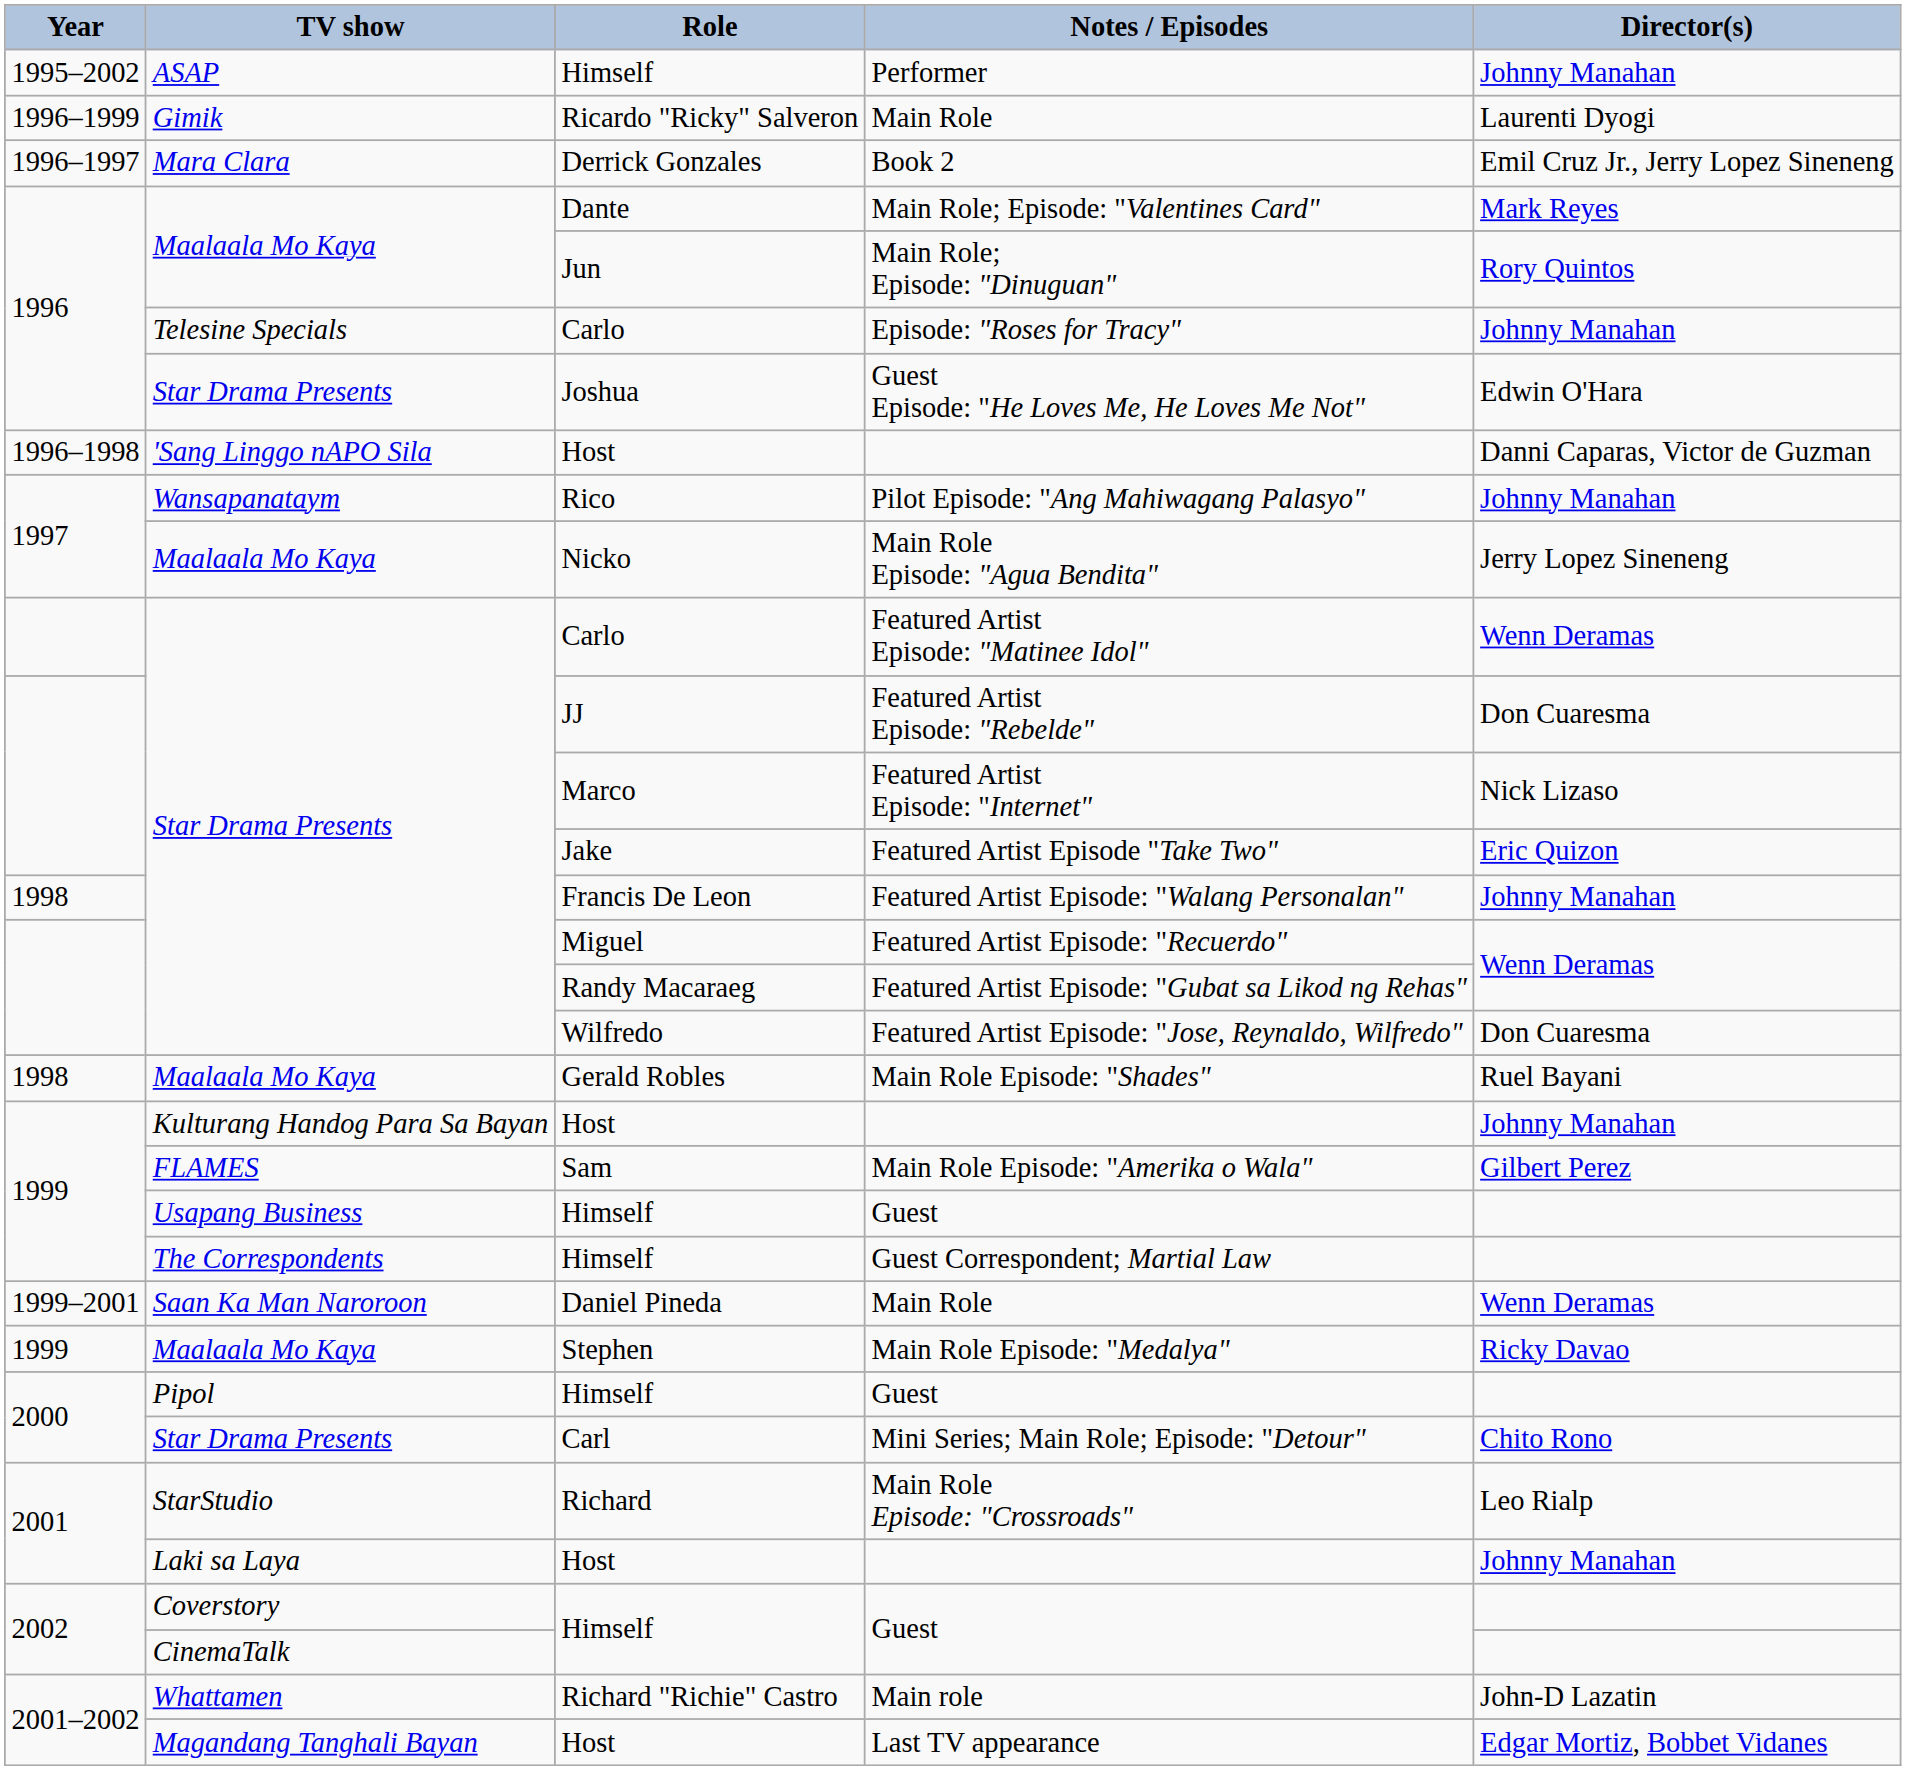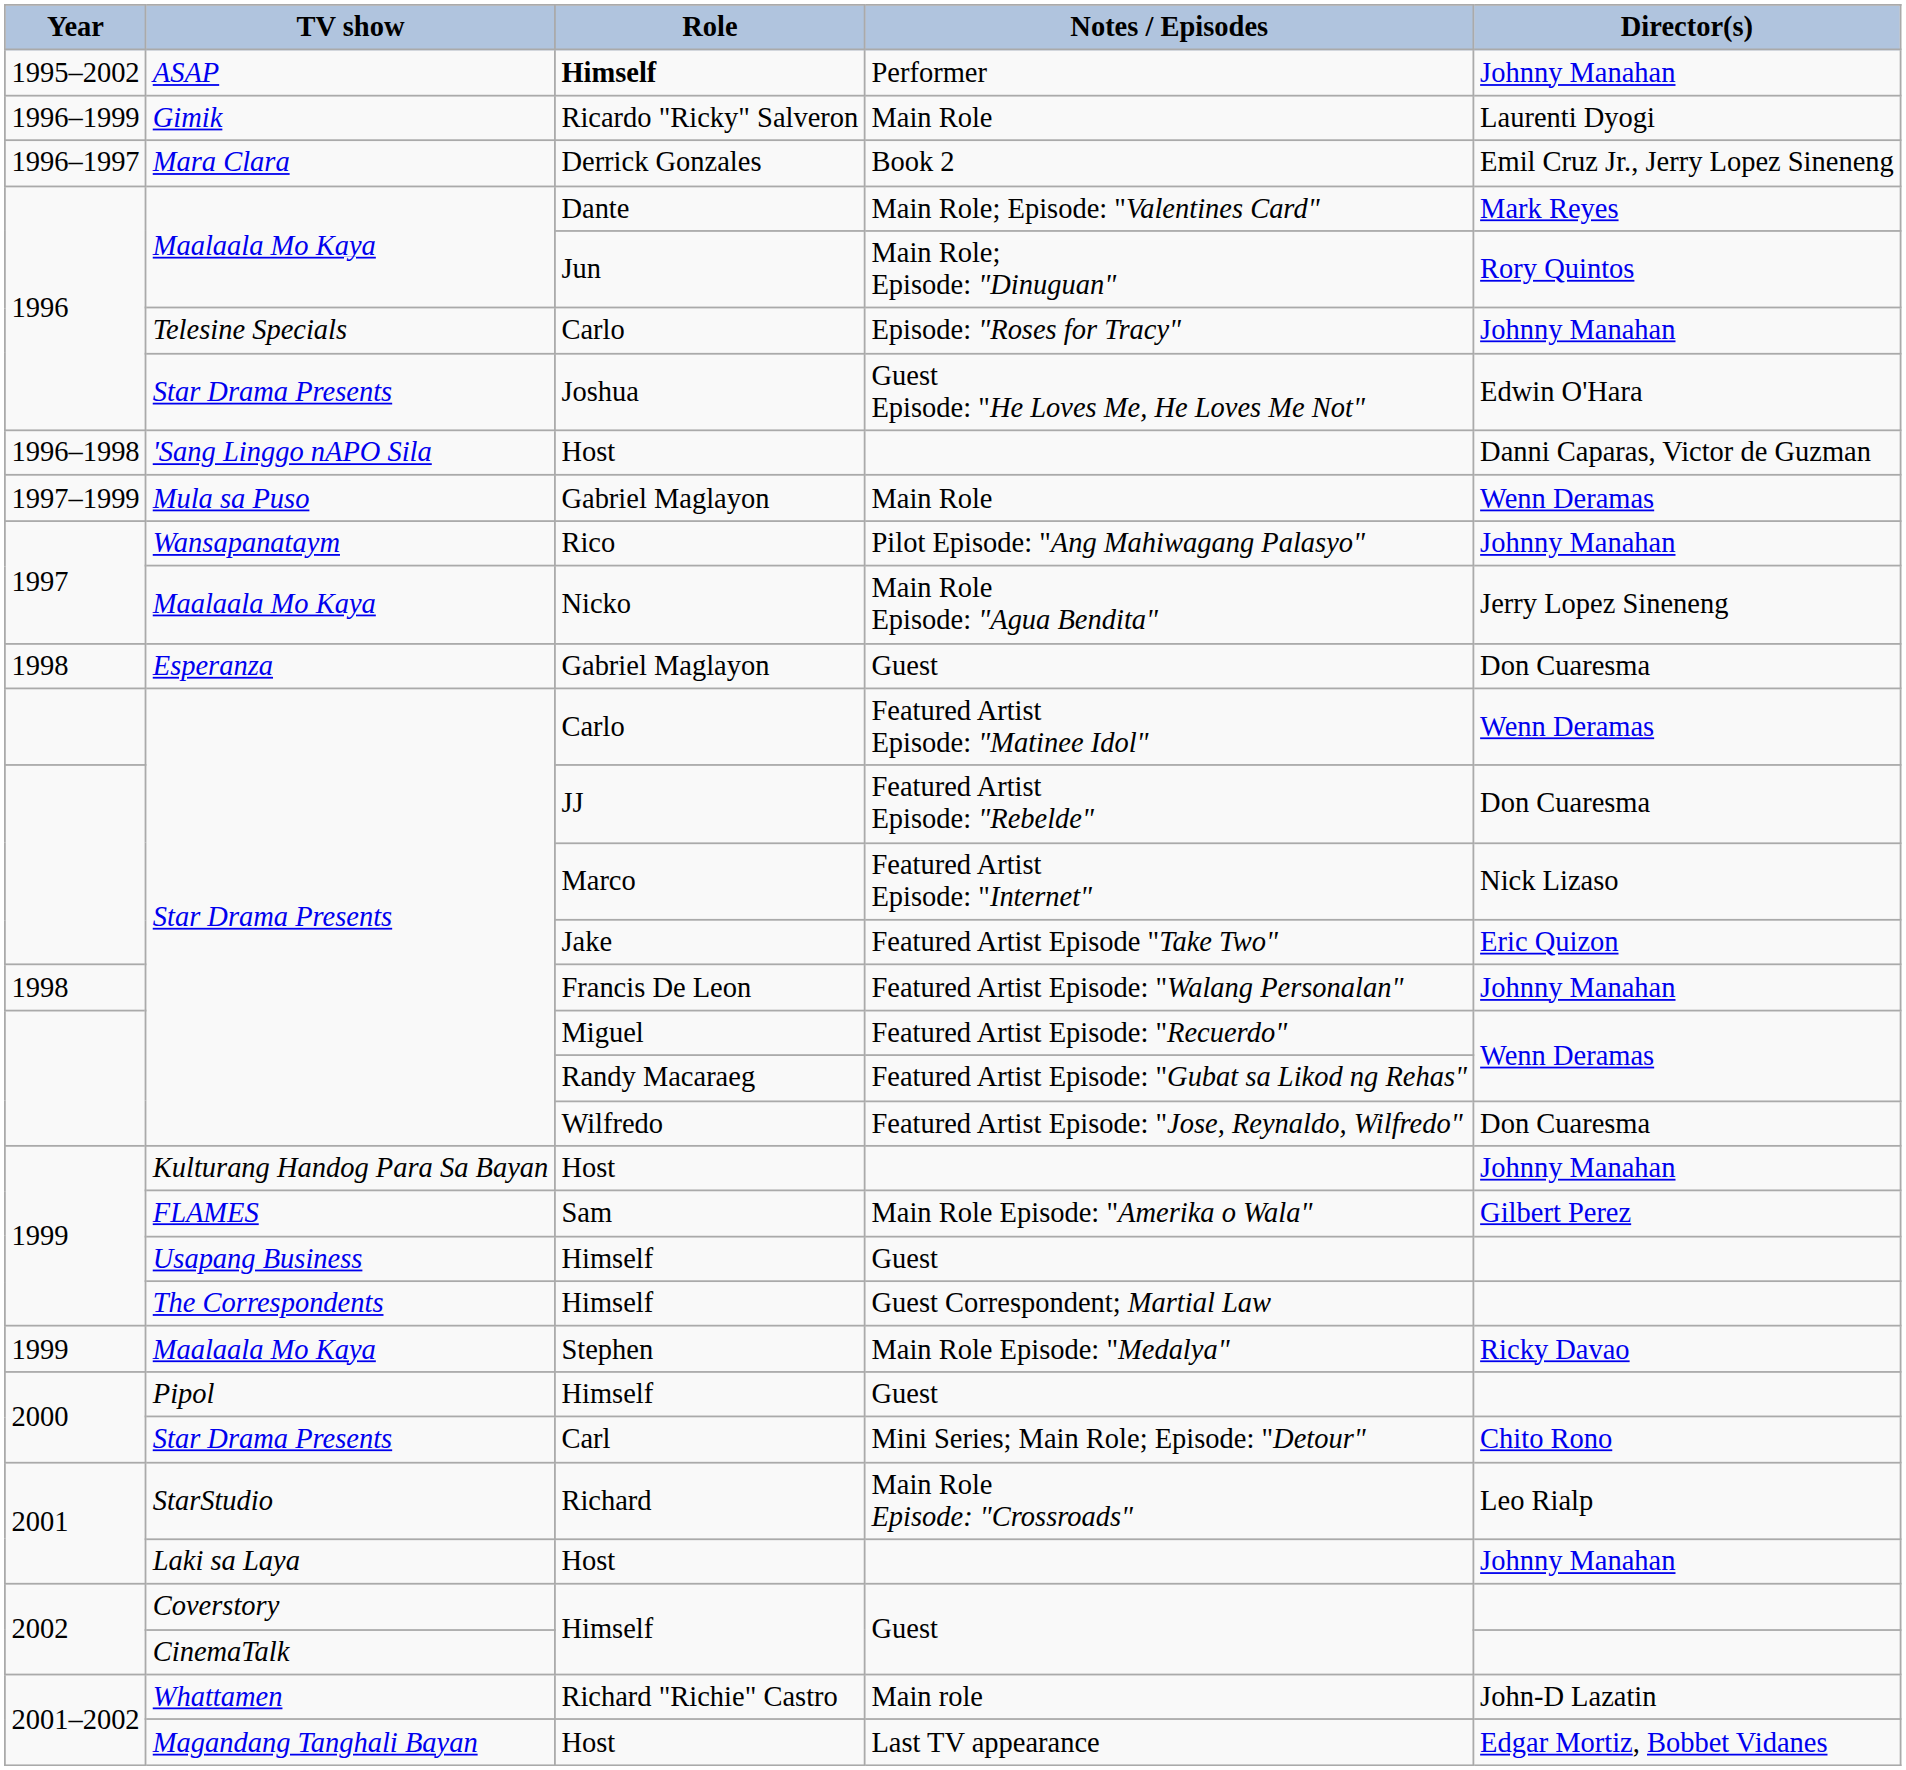(607, 72) normal -> (609, 72) bold
+ row: (231, 497)
+ row: (213, 665)
- row: (264, 1077)
- row: (290, 1303)
